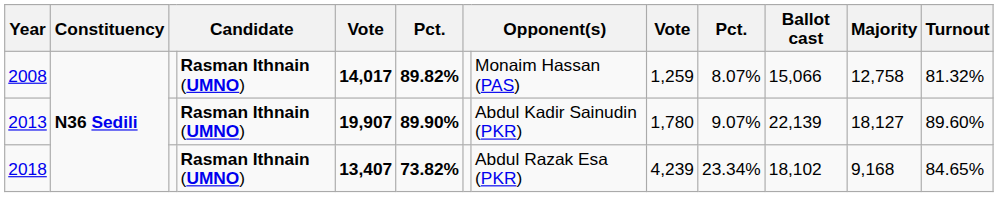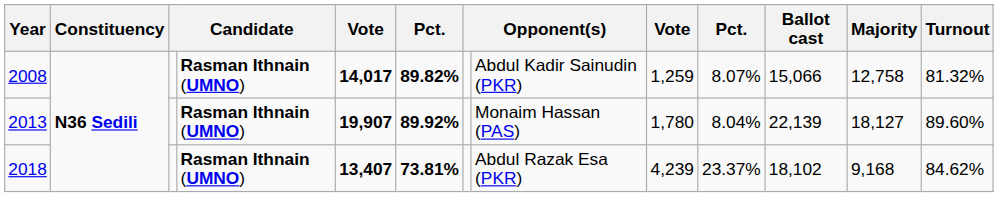(538, 75) Monaim Hassan (PAS) -> (556, 75) Abdul Kadir Sainudin (PKR)
(430, 122) 89.90% -> (430, 122) 89.92%
(556, 122) Abdul Kadir Sainudin (PKR) -> (538, 122) Monaim Hassan (PAS)
(736, 122) 9.07% -> (736, 122) 8.04%
(430, 168) 73.82% -> (430, 168) 73.81%
(731, 168) 23.34% -> (731, 168) 23.37%
(955, 168) 84.65% -> (955, 168) 84.62%
